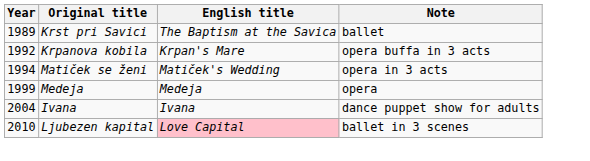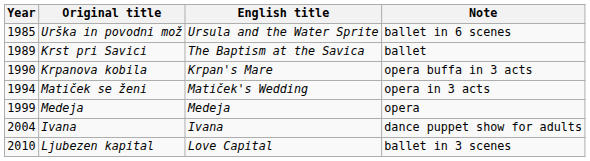+ row: (112, 33)
(21, 52) 1992 -> (21, 71) 1990
(202, 128) pink background -> (230, 147) no background
